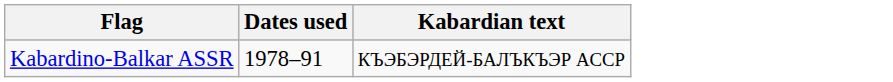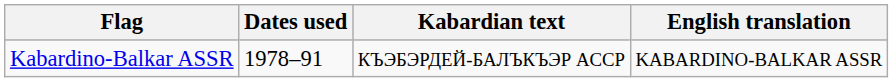+ column: (759, 22)
